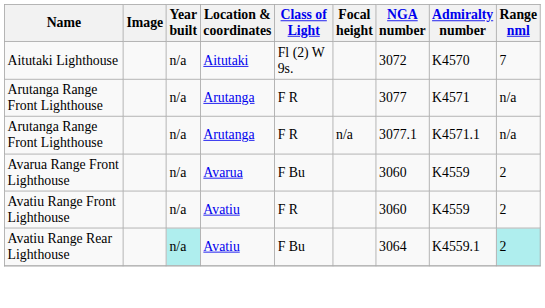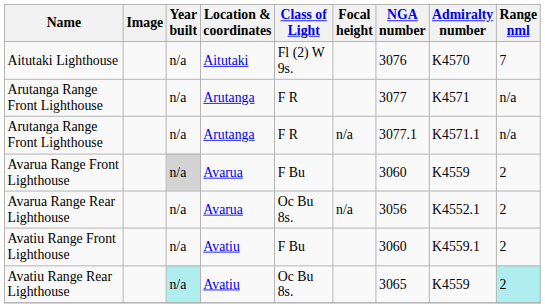(393, 60) 3072 -> (393, 60) 3076
(178, 172) no background -> (178, 172) lightgrey background
+ row: (61, 209)
(288, 209) F R -> (291, 246) F Bu
(451, 209) K4559 -> (456, 246) K4559.1
(291, 246) F Bu -> (295, 284) Oc Bu 8s.
(393, 246) 3064 -> (393, 284) 3065
(456, 246) K4559.1 -> (451, 284) K4559
